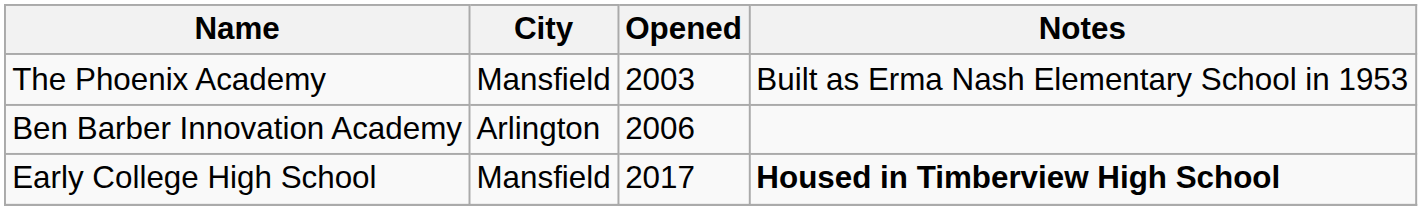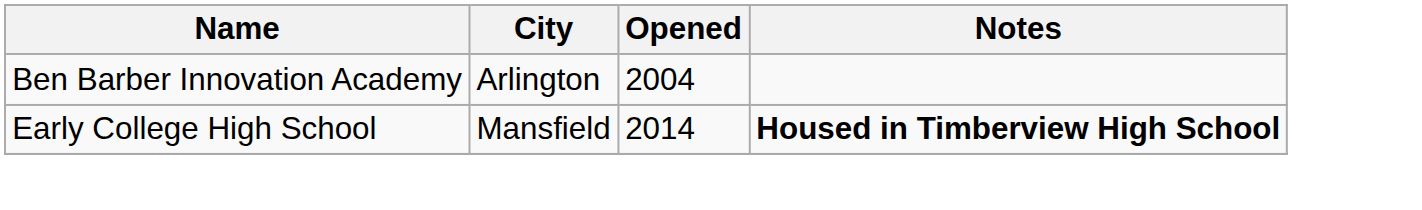- row: (169, 79)
(660, 128) 2006 -> (660, 79) 2004
(660, 178) 2017 -> (660, 128) 2014
